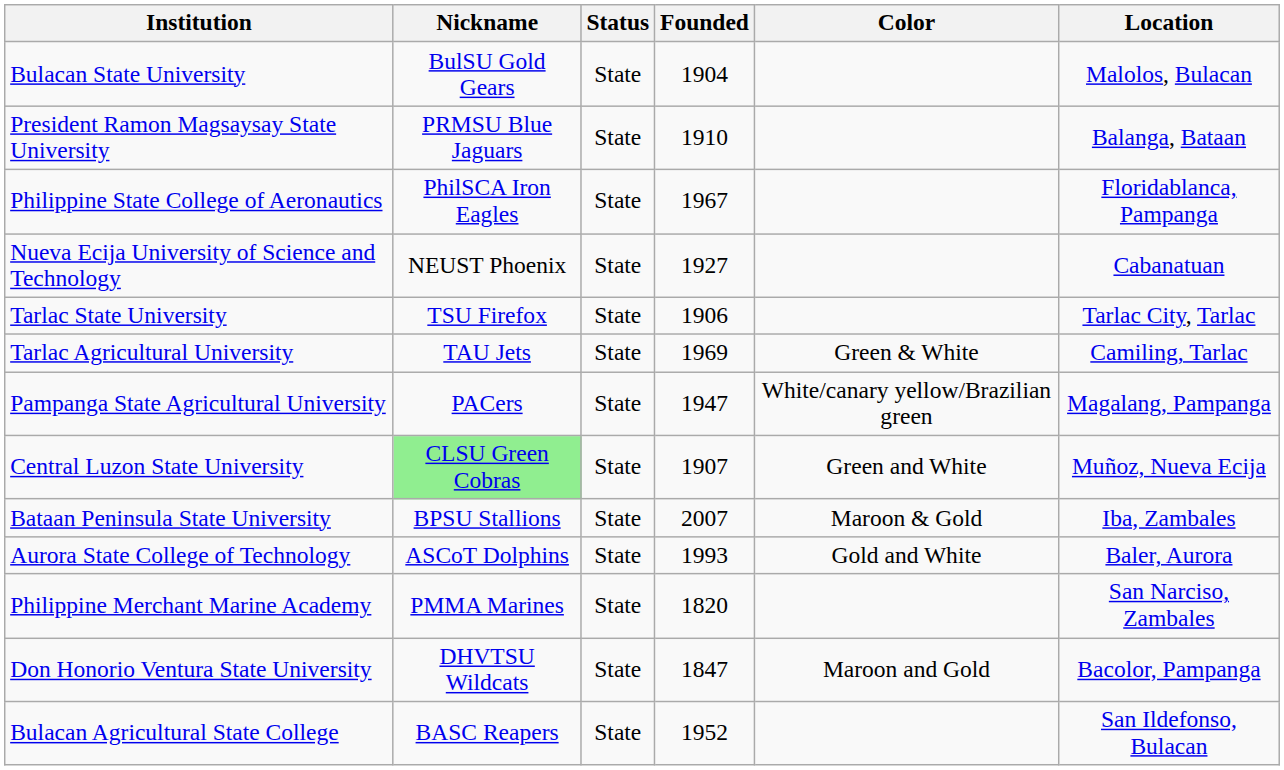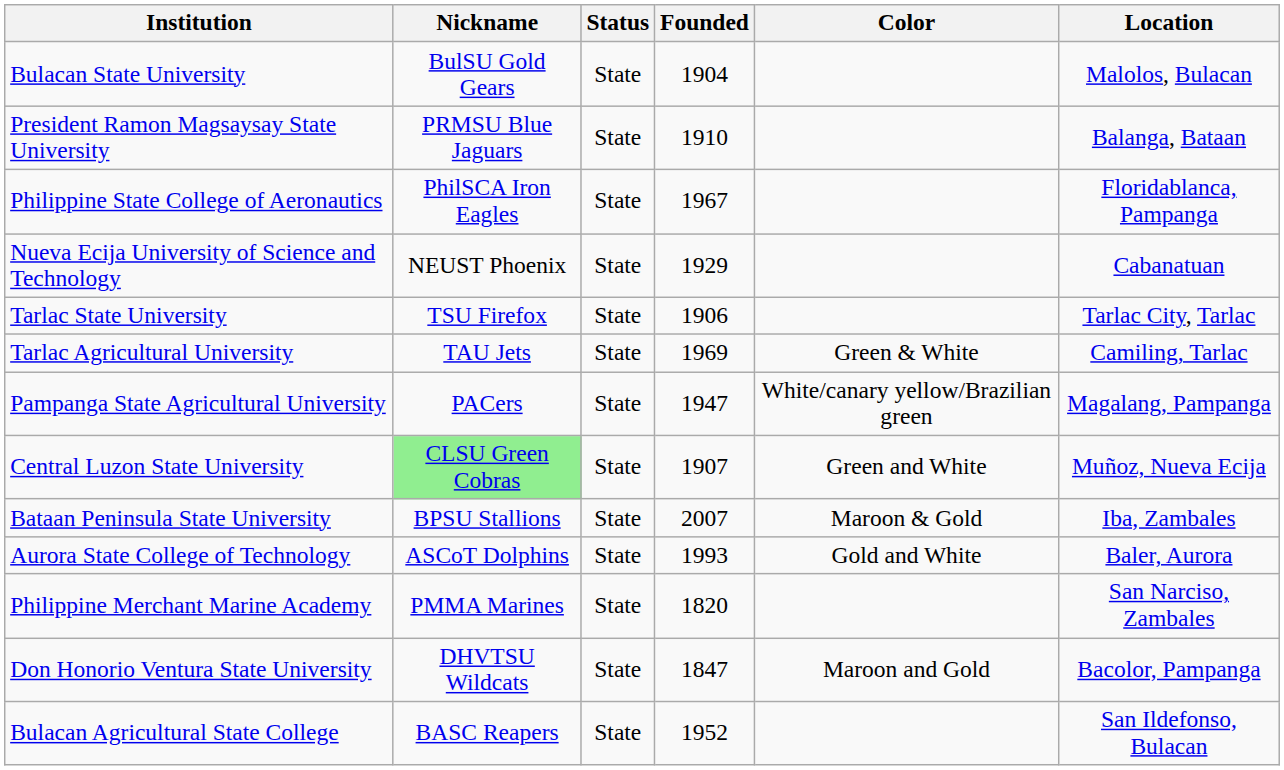(704, 264) 1927 -> (704, 264) 1929
